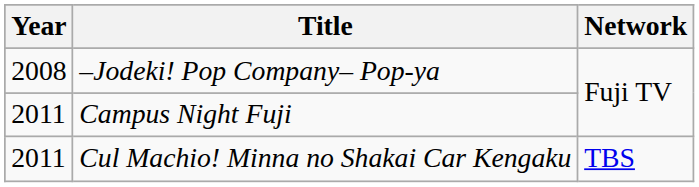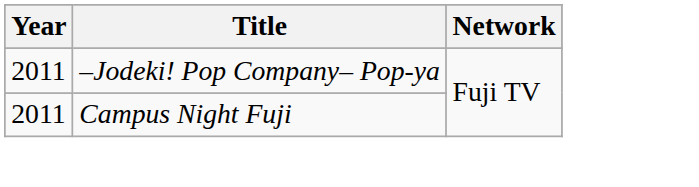(39, 70) 2008 -> (38, 70) 2011
- row: (325, 158)
